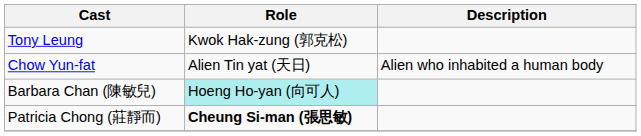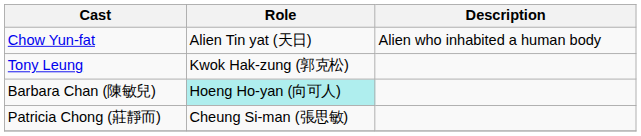rows swapped: (51, 66) <-> (45, 40)
(270, 117) bold -> (269, 117) normal
